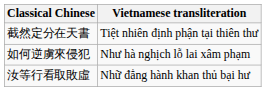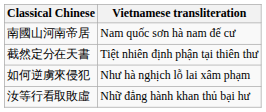+ row: (49, 33)
